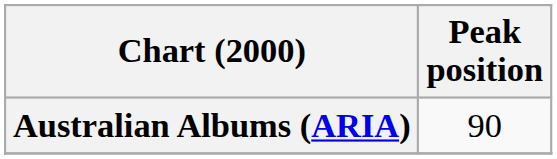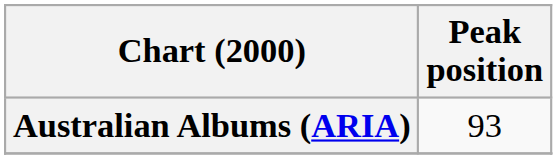(485, 125) 90 -> (485, 125) 93
